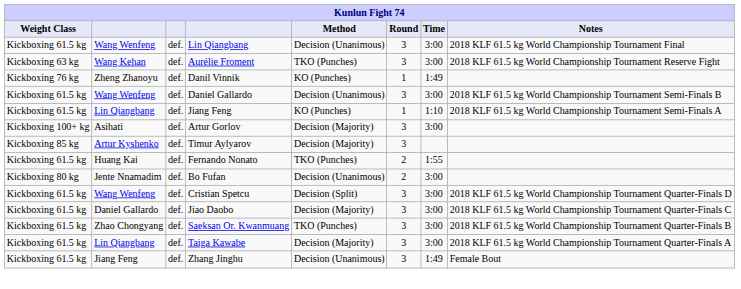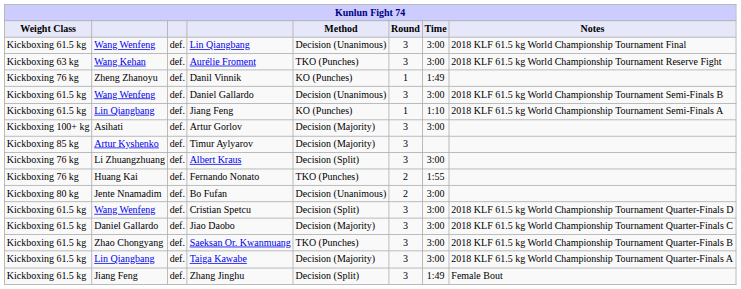+ row: (216, 160)
(47, 160) Kickboxing 61.5 kg -> (43, 177) Kickboxing 76 kg
(339, 259) Decision (Unanimous) -> (327, 275) Decision (Split)
